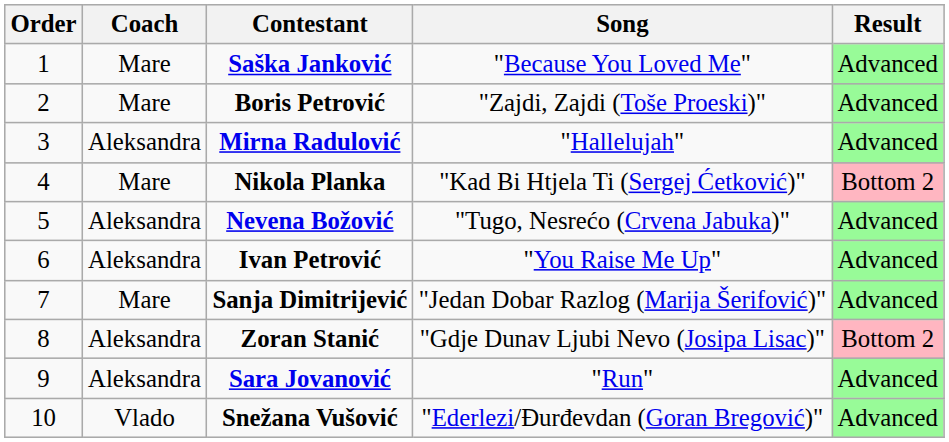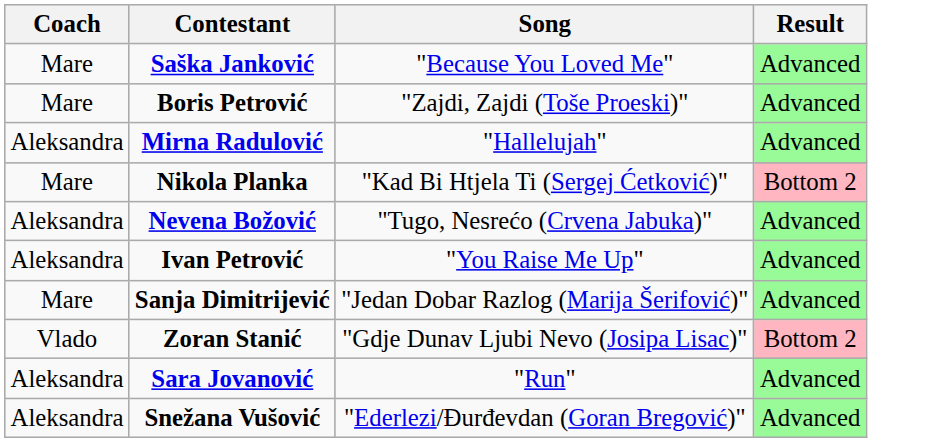- column: (44, 24)
(145, 338) Aleksandra -> (67, 338) Vlado
(145, 417) Vlado -> (67, 417) Aleksandra
